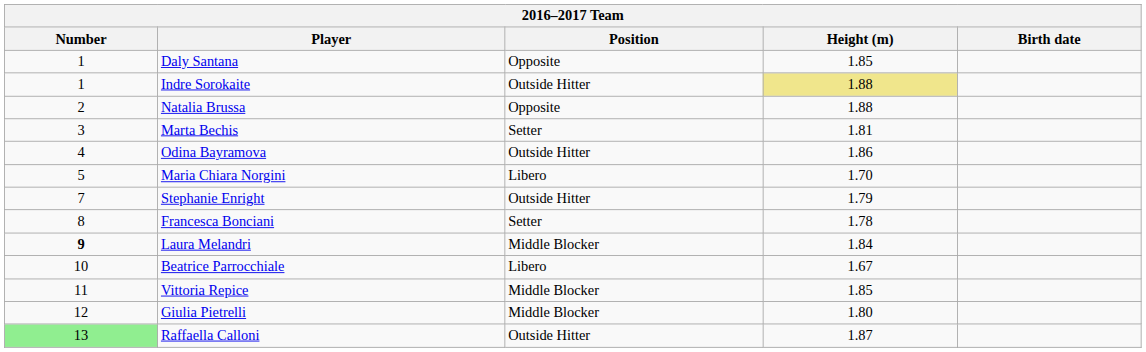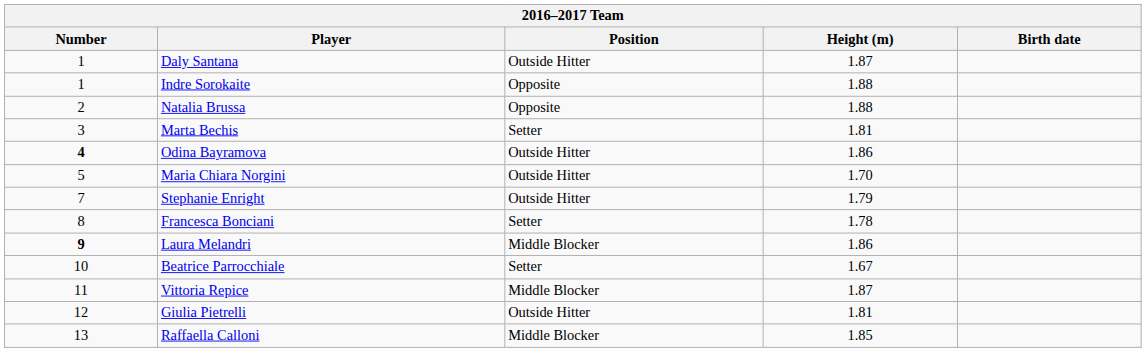(534, 61) Opposite -> (549, 61) Outside Hitter
(860, 61) 1.85 -> (860, 61) 1.87
(549, 84) Outside Hitter -> (534, 84) Opposite
(860, 84) khaki background -> (860, 84) no background
(81, 152) normal -> (81, 152) bold
(527, 175) Libero -> (549, 175) Outside Hitter
(860, 244) 1.84 -> (860, 244) 1.86
(527, 267) Libero -> (525, 267) Setter
(860, 289) 1.85 -> (860, 289) 1.87
(554, 312) Middle Blocker -> (549, 312) Outside Hitter
(860, 312) 1.80 -> (860, 312) 1.81
(81, 335) lightgreen background -> (81, 335) no background
(549, 335) Outside Hitter -> (554, 335) Middle Blocker
(860, 335) 1.87 -> (860, 335) 1.85
